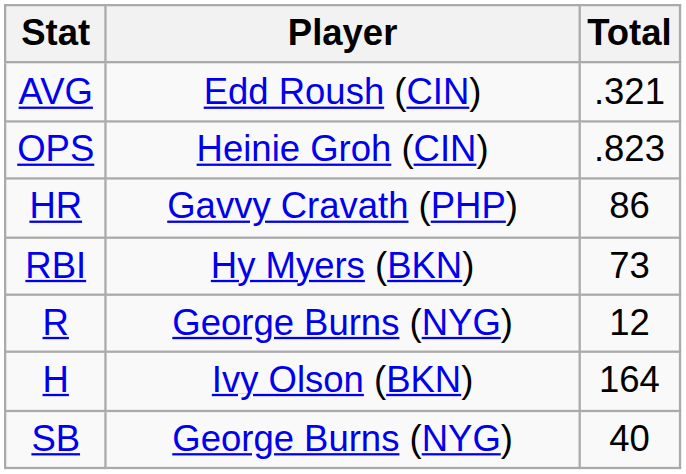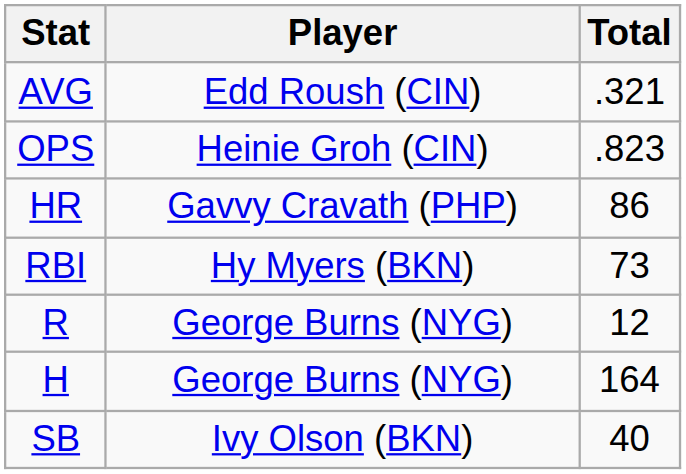(343, 380) Ivy Olson (BKN) -> (343, 380) George Burns (NYG)
(343, 438) George Burns (NYG) -> (343, 438) Ivy Olson (BKN)
